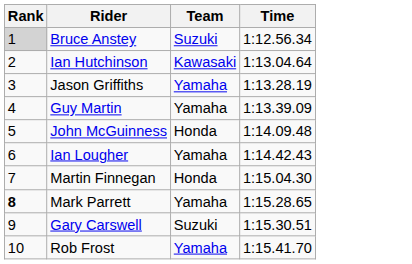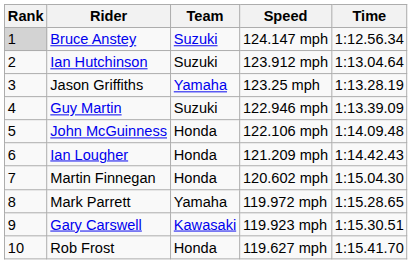+ column: (286, 16)
(205, 62) Kawasaki -> (196, 62) Suzuki
(200, 109) Yamaha -> (196, 109) Suzuki
(200, 155) Yamaha -> (195, 155) Honda
(12, 201) bold -> (12, 201) normal
(196, 224) Suzuki -> (205, 224) Kawasaki
(200, 247) Yamaha -> (195, 247) Honda
